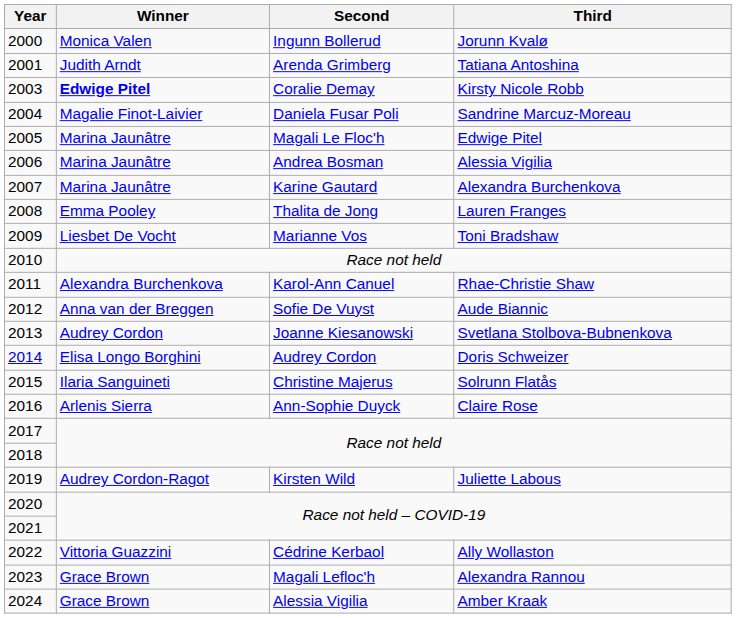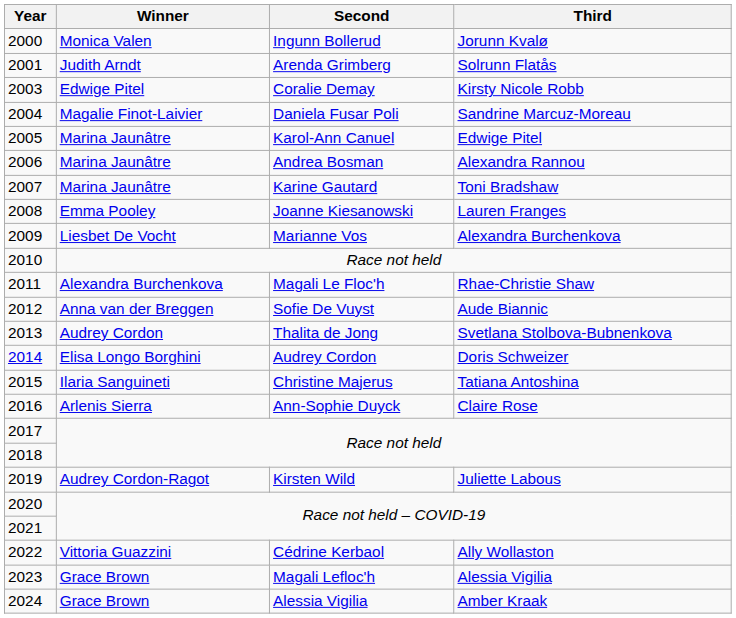(518, 65) Tatiana Antoshina -> (507, 65) Solrunn Flatås
(105, 89) bold -> (102, 89) normal
(329, 138) Magali Le Floc'h -> (334, 138) Karol-Ann Canuel
(505, 162) Alessia Vigilia -> (521, 162) Alexandra Rannou
(539, 187) Alexandra Burchenkova -> (508, 187) Toni Bradshaw
(326, 211) Thalita de Jong -> (343, 211) Joanne Kiesanowski
(508, 235) Toni Bradshaw -> (539, 235) Alexandra Burchenkova
(334, 284) Karol-Ann Canuel -> (329, 284) Magali Le Floc'h
(343, 333) Joanne Kiesanowski -> (326, 333) Thalita de Jong
(507, 382) Solrunn Flatås -> (518, 382) Tatiana Antoshina
(521, 576) Alexandra Rannou -> (505, 576) Alessia Vigilia
